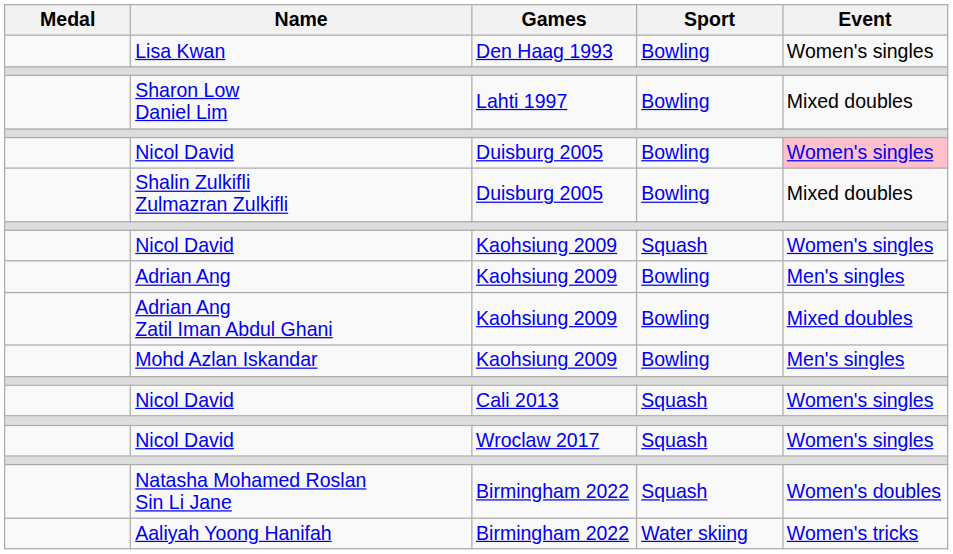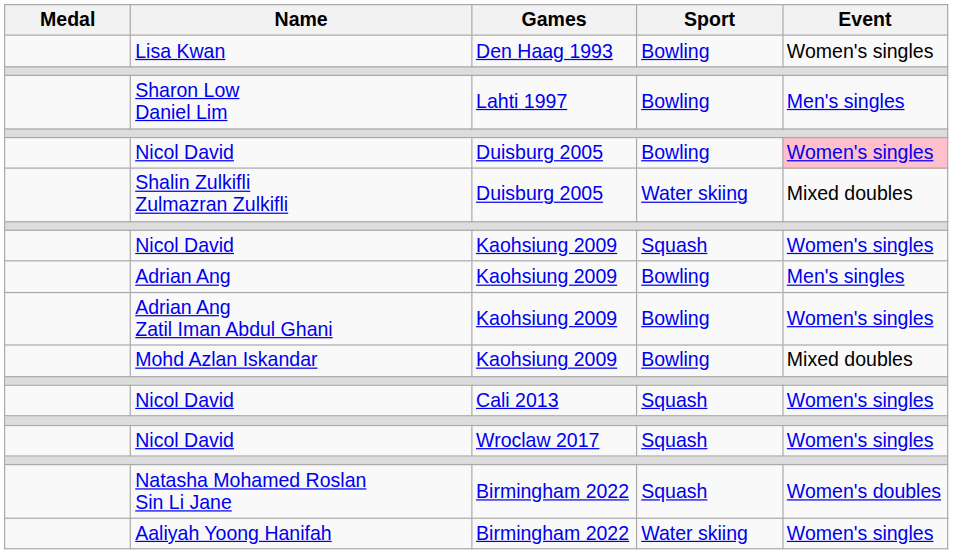(850, 101) Mixed doubles -> (846, 101) Men's singles
(675, 194) Bowling -> (695, 194) Water skiing
(850, 318) Mixed doubles -> (860, 318) Women's singles
(846, 360) Men's singles -> (850, 360) Mixed doubles
(853, 533) Women's tricks -> (860, 533) Women's singles
